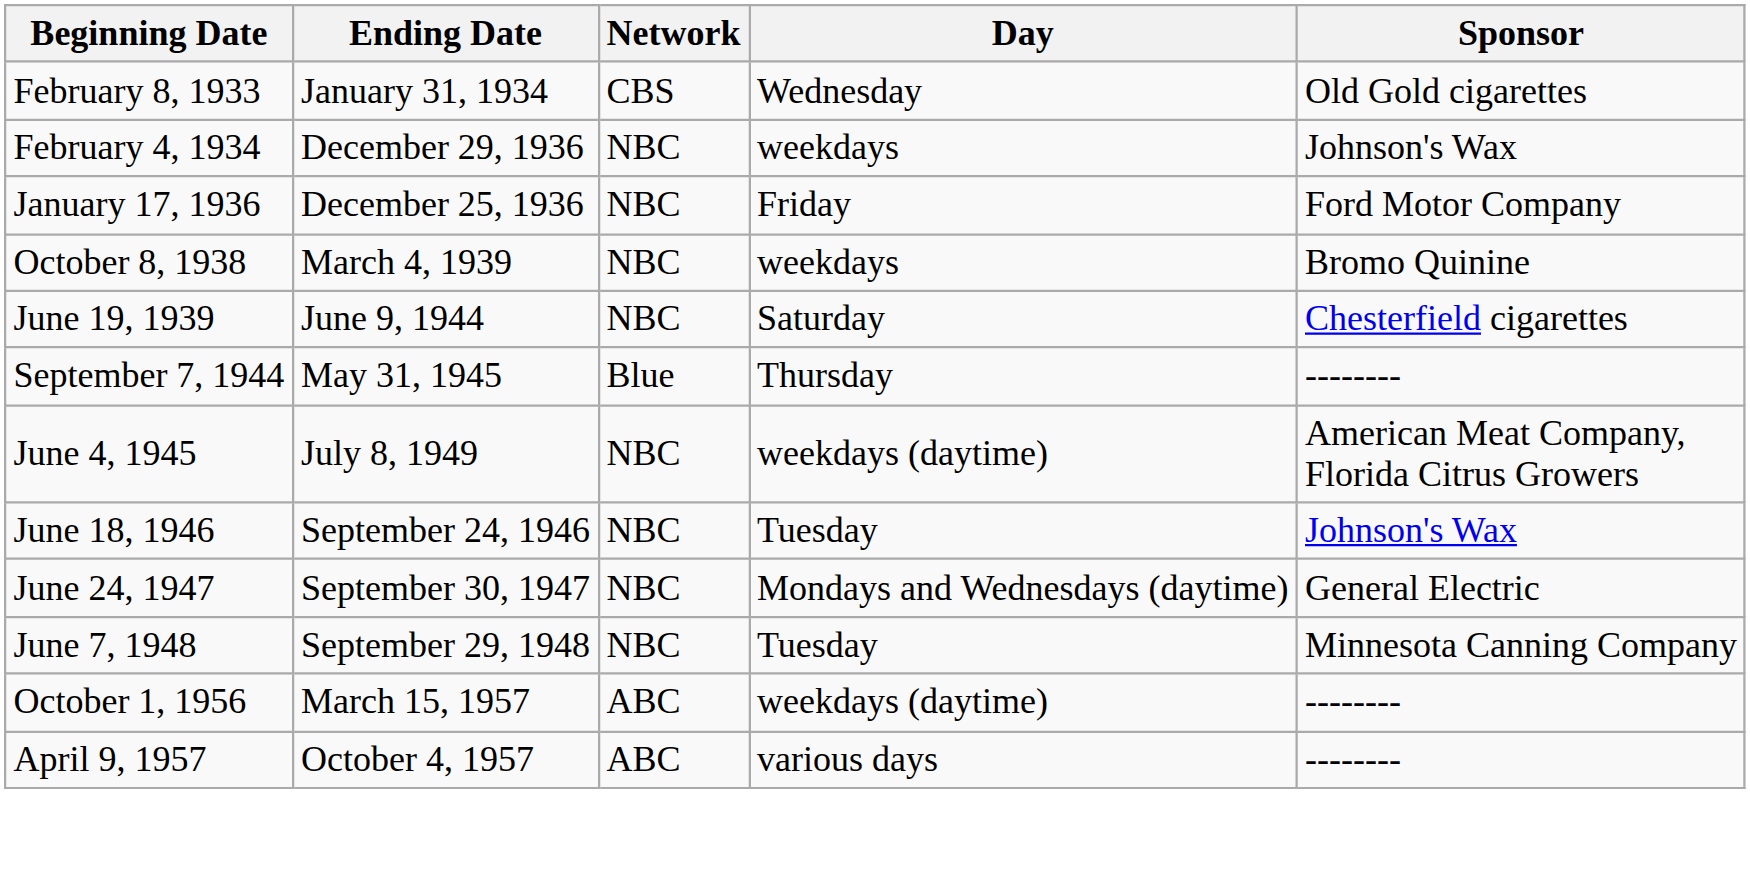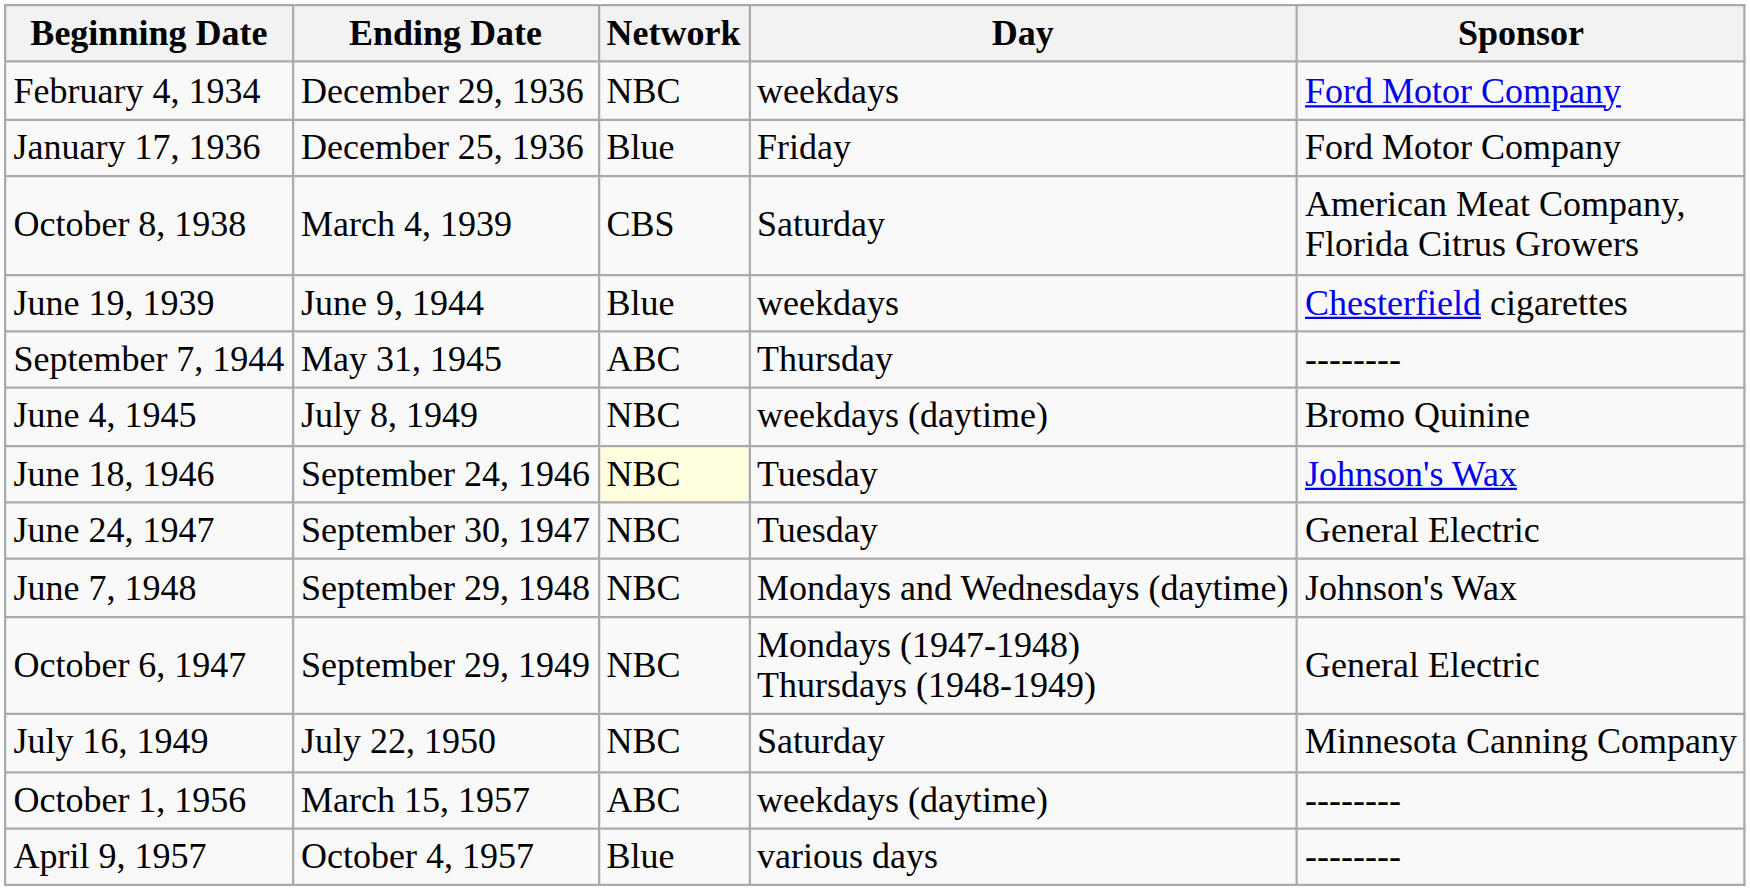- row: (137, 90)
(1411, 147) Johnson's Wax -> (1463, 90) Ford Motor Company
(644, 204) NBC -> (641, 147) Blue
(644, 261) NBC -> (641, 224) CBS
(828, 261) weekdays -> (821, 224) Saturday
(1417, 261) Bromo Quinine -> (1495, 224) American Meat Company, Florida Citrus Growers
(644, 318) NBC -> (641, 301) Blue
(821, 318) Saturday -> (828, 301) weekdays
(641, 375) Blue -> (644, 359) ABC
(1495, 452) American Meat Company, Florida Citrus Growers -> (1417, 416) Bromo Quinine
(644, 530) no background -> (644, 473) lightyellow background
(1023, 587) Mondays and Wednesdays (daytime) -> (817, 530) Tuesday
(817, 644) Tuesday -> (1023, 587) Mondays and Wednesdays (daytime)
(1521, 644) Minnesota Canning Company -> (1411, 587) Johnson's Wax
+ row: (130, 664)
+ row: (111, 742)
(644, 758) ABC -> (641, 856) Blue
